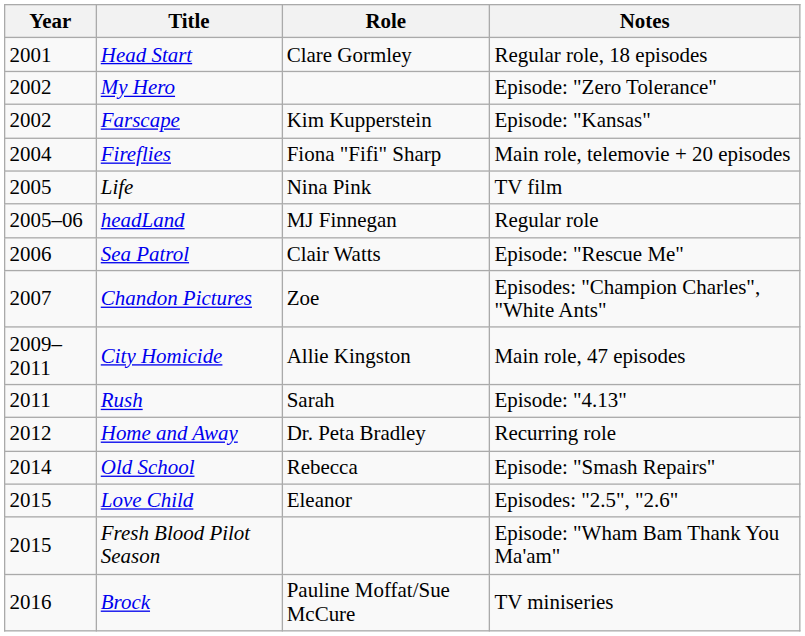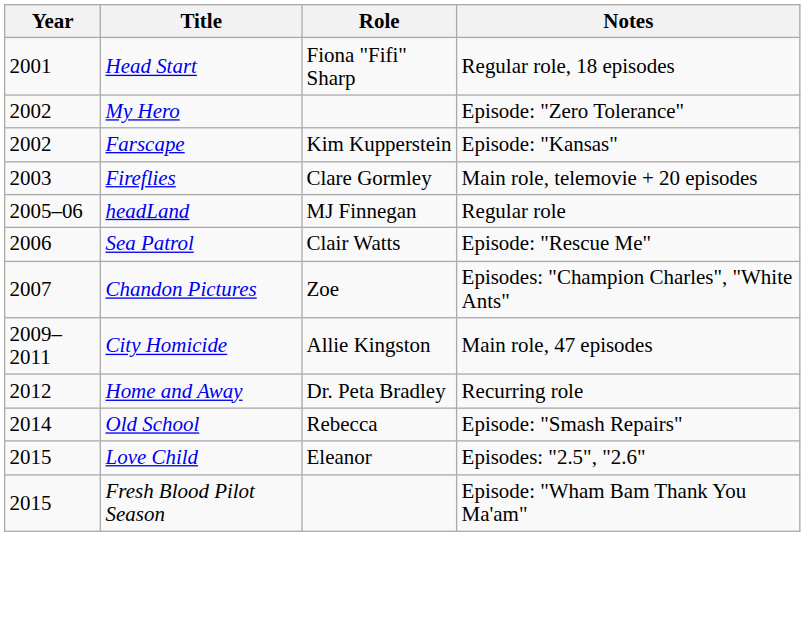(349, 54) Clare Gormley -> (357, 66) Fiona "Fifi" Sharp
(30, 154) 2004 -> (30, 177) 2003
(364, 154) Fiona "Fifi" Sharp -> (369, 177) Clare Gormley
- row: (117, 187)
- row: (122, 400)
- row: (125, 602)
